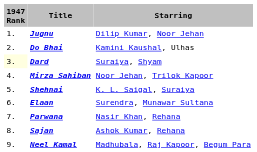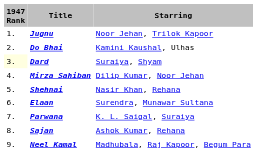(150, 34) Dilip Kumar, Noor Jehan -> (155, 34) Noor Jehan, Trilok Kapoor
(155, 75) Noor Jehan, Trilok Kapoor -> (150, 75) Dilip Kumar, Noor Jehan
(145, 89) K. L. Saigal, Suraiya -> (138, 89) Nasir Khan, Rehana
(138, 117) Nasir Khan, Rehana -> (145, 117) K. L. Saigal, Suraiya
